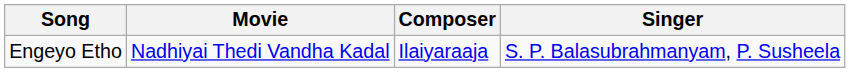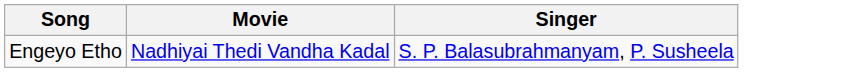- column: (447, 20)
